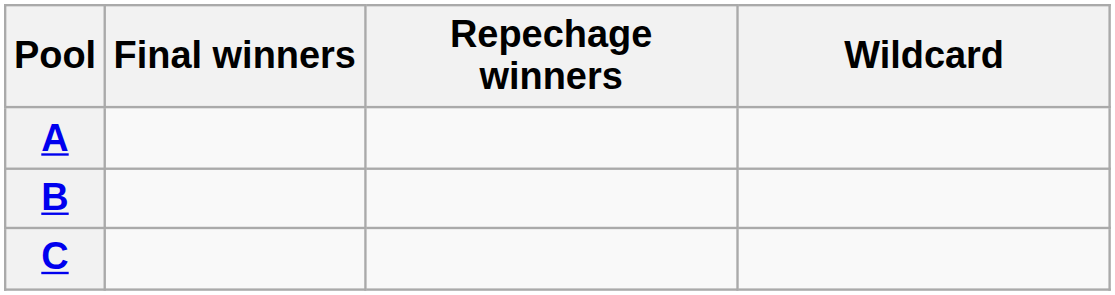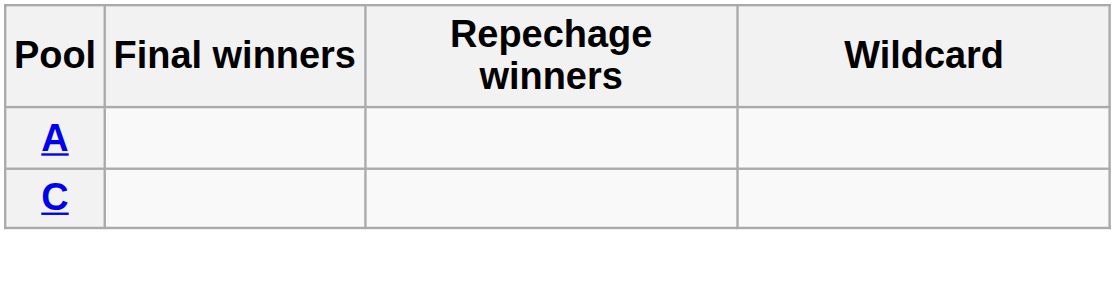- row: (55, 197)
